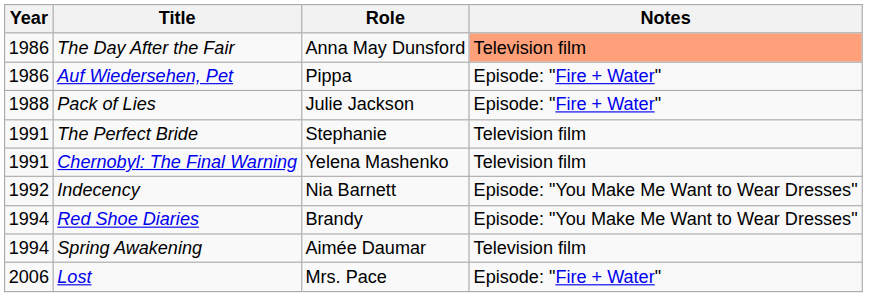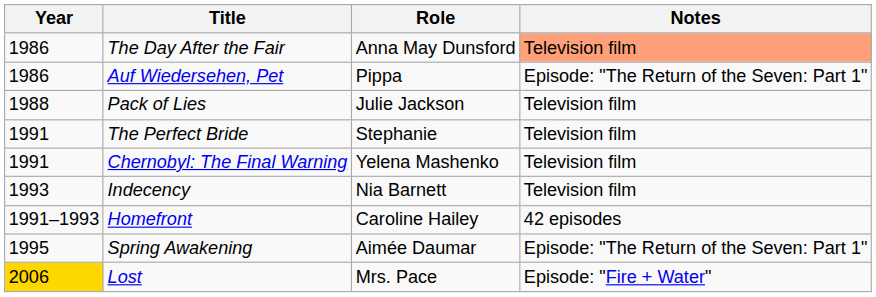(567, 76) Episode: "Fire + Water" -> (696, 76) Episode: "The Return of the Seven: Part 1"
(567, 104) Episode: "Fire + Water" -> (580, 104) Television film
(29, 190) 1992 -> (29, 190) 1993
(666, 190) Episode: "You Make Me Want to Wear Dresses" -> (580, 190) Television film
+ row: (150, 219)
- row: (128, 219)
(29, 248) 1994 -> (29, 248) 1995
(530, 248) Television film -> (696, 248) Episode: "The Return of the Seven: Part 1"
(29, 276) no background -> (29, 276) gold background
